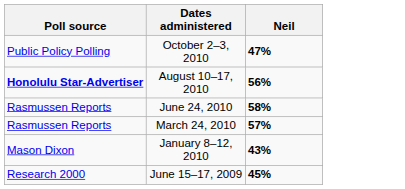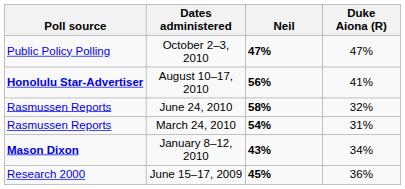+ column: (361, 20)
(260, 125) 57% -> (260, 125) 54%
(41, 150) normal -> (43, 150) bold
